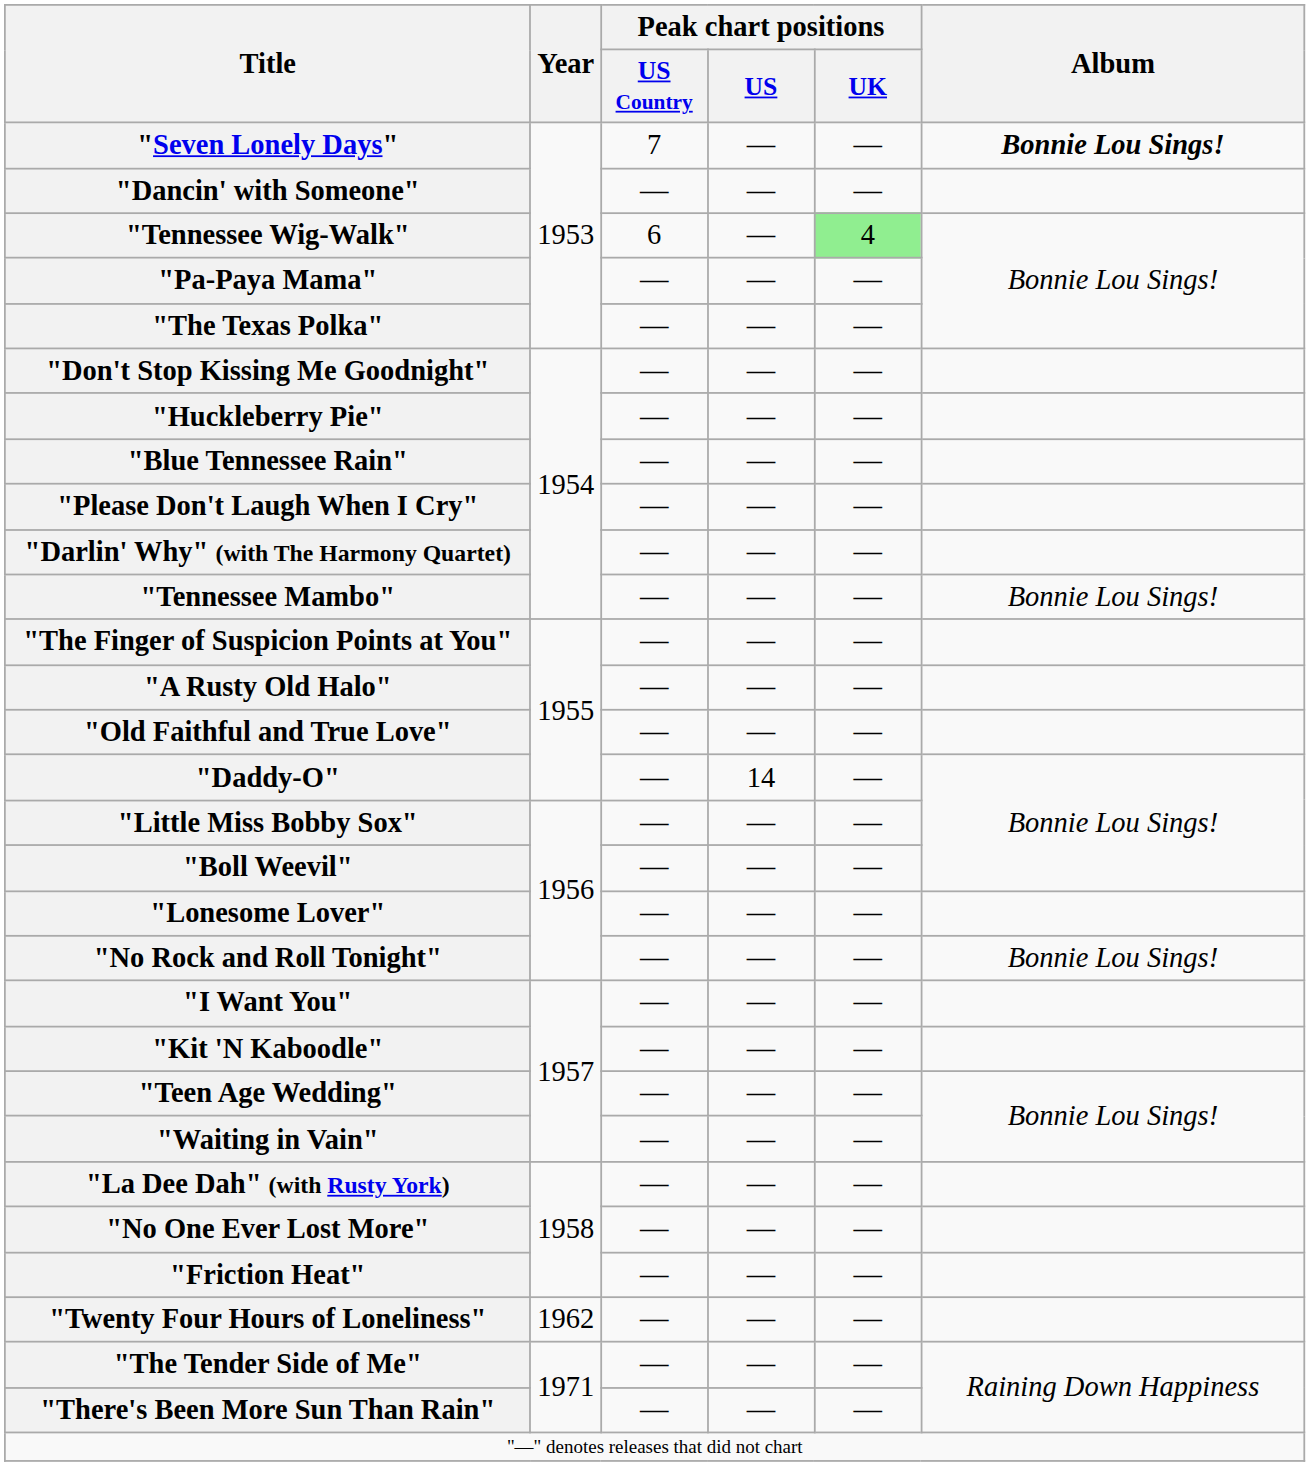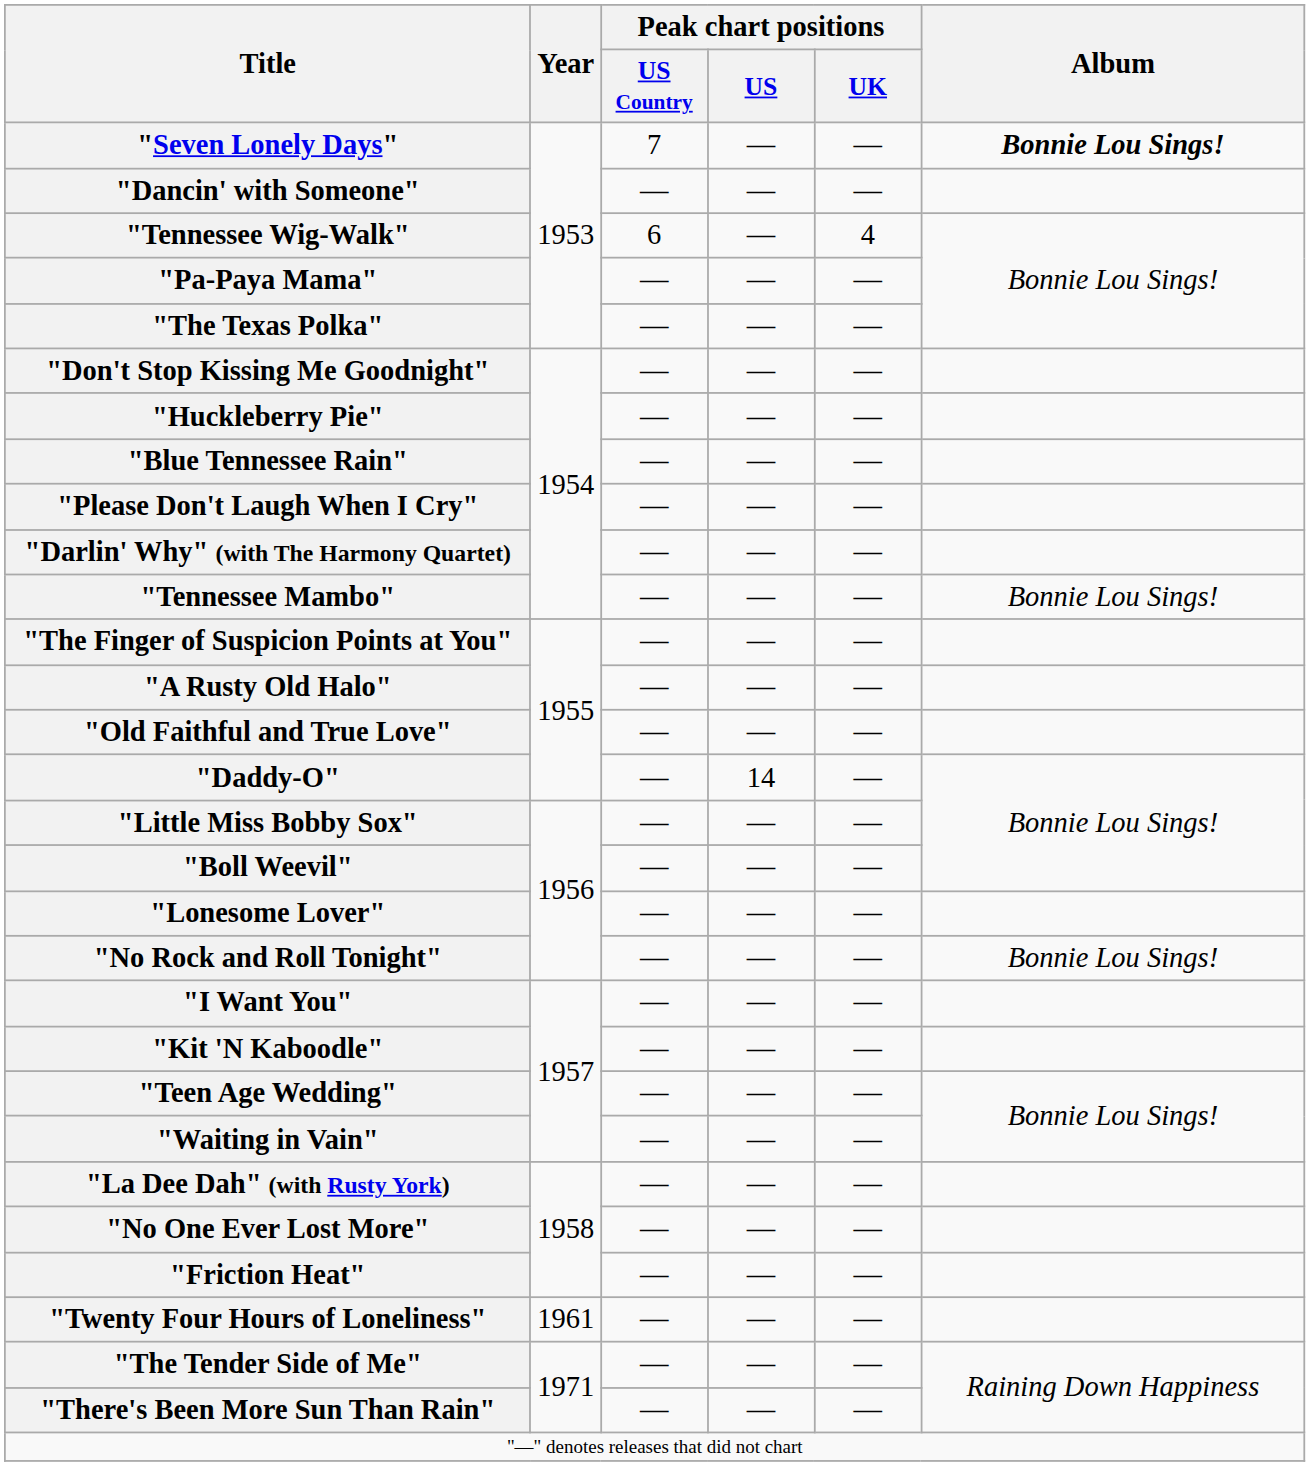(868, 235) lightgreen background -> (868, 235) no background
(566, 1319) 1962 -> (566, 1319) 1961
